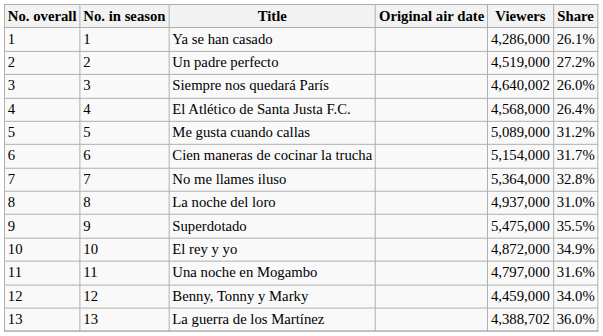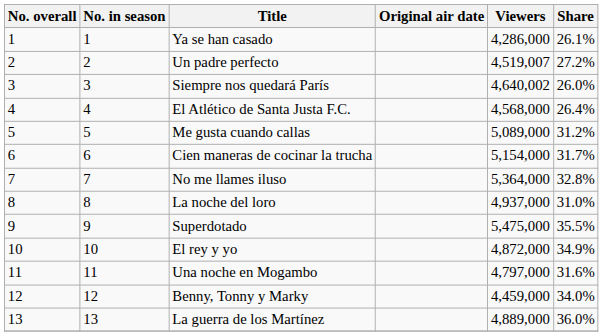(520, 62) 4,519,000 -> (520, 62) 4,519,007
(520, 319) 4,388,702 -> (520, 319) 4,889,000
